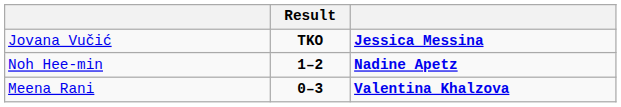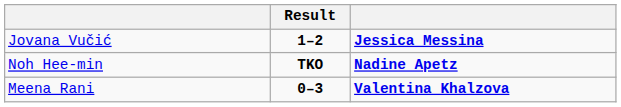(310, 41) TKO -> (310, 41) 1–2
(310, 65) 1–2 -> (310, 65) TKO
